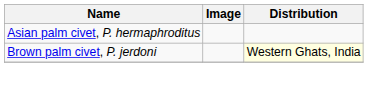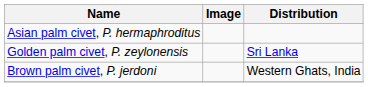+ row: (98, 52)
(304, 52) lightyellow background -> (304, 71) no background
